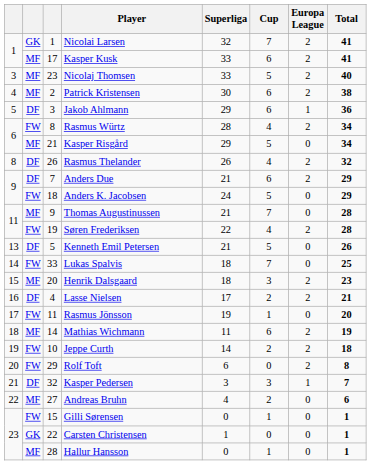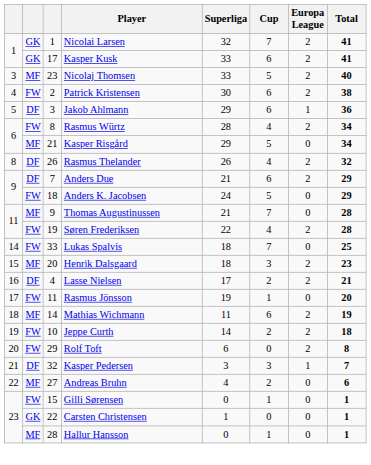(33, 59) MF -> (33, 59) GK
(33, 93) MF -> (33, 93) FW
- row: (111, 247)
